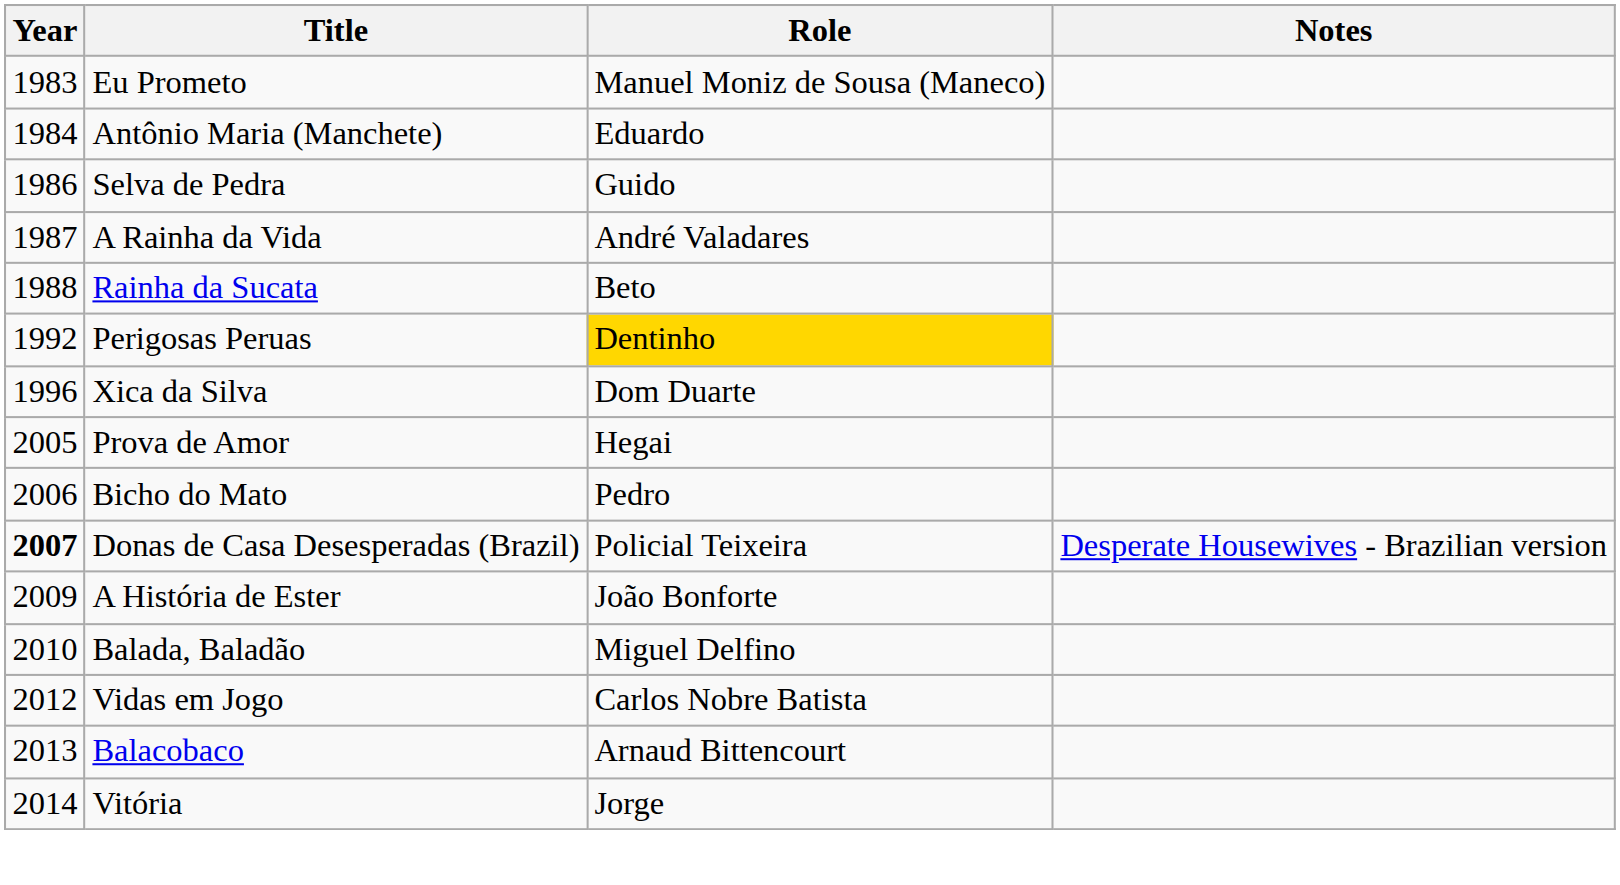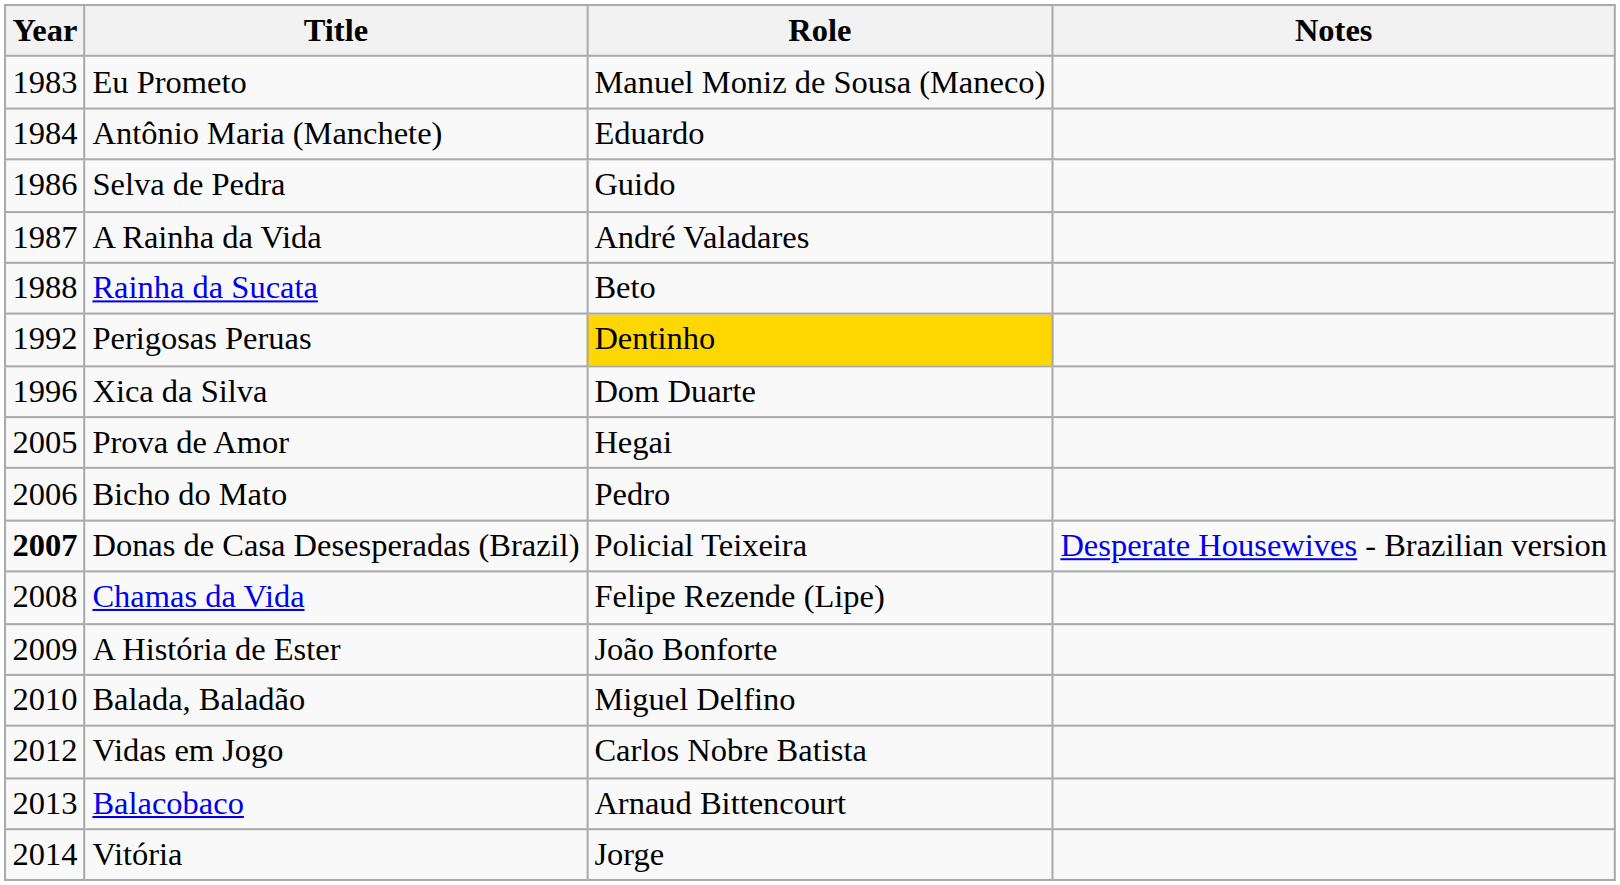+ row: (198, 596)
